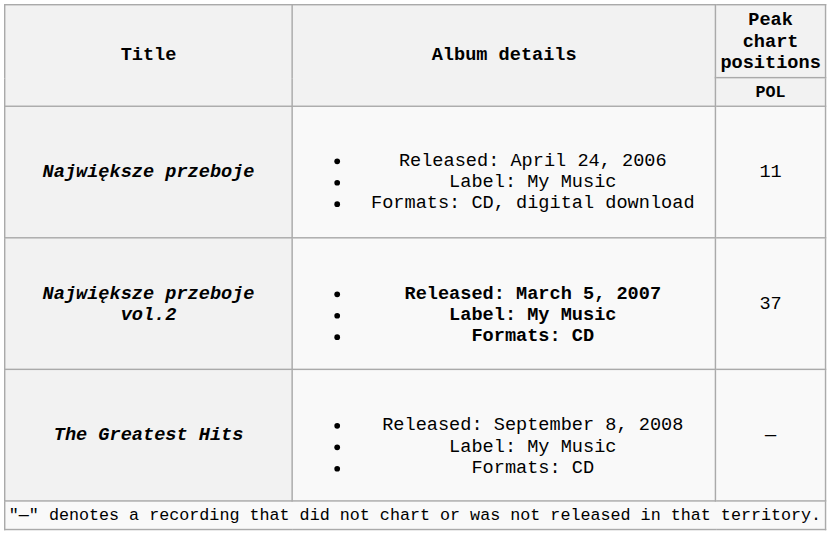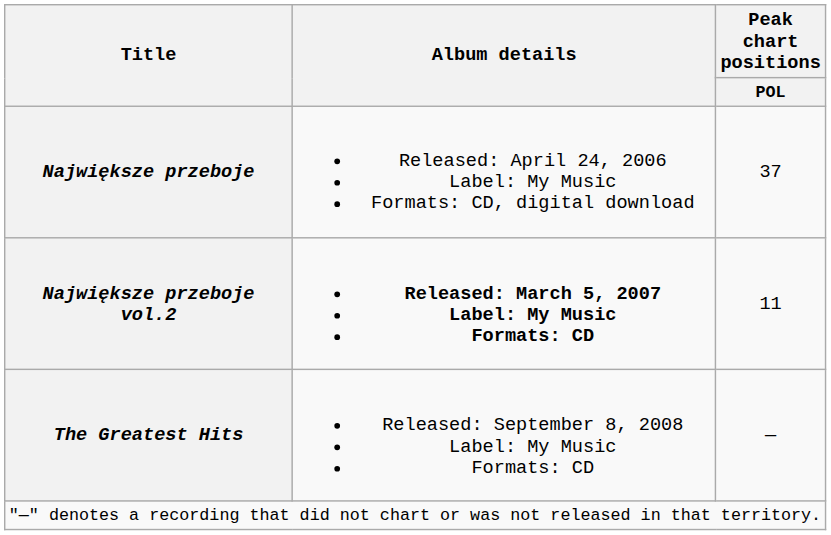(771, 172) 11 -> (771, 172) 37
(771, 304) 37 -> (771, 304) 11
